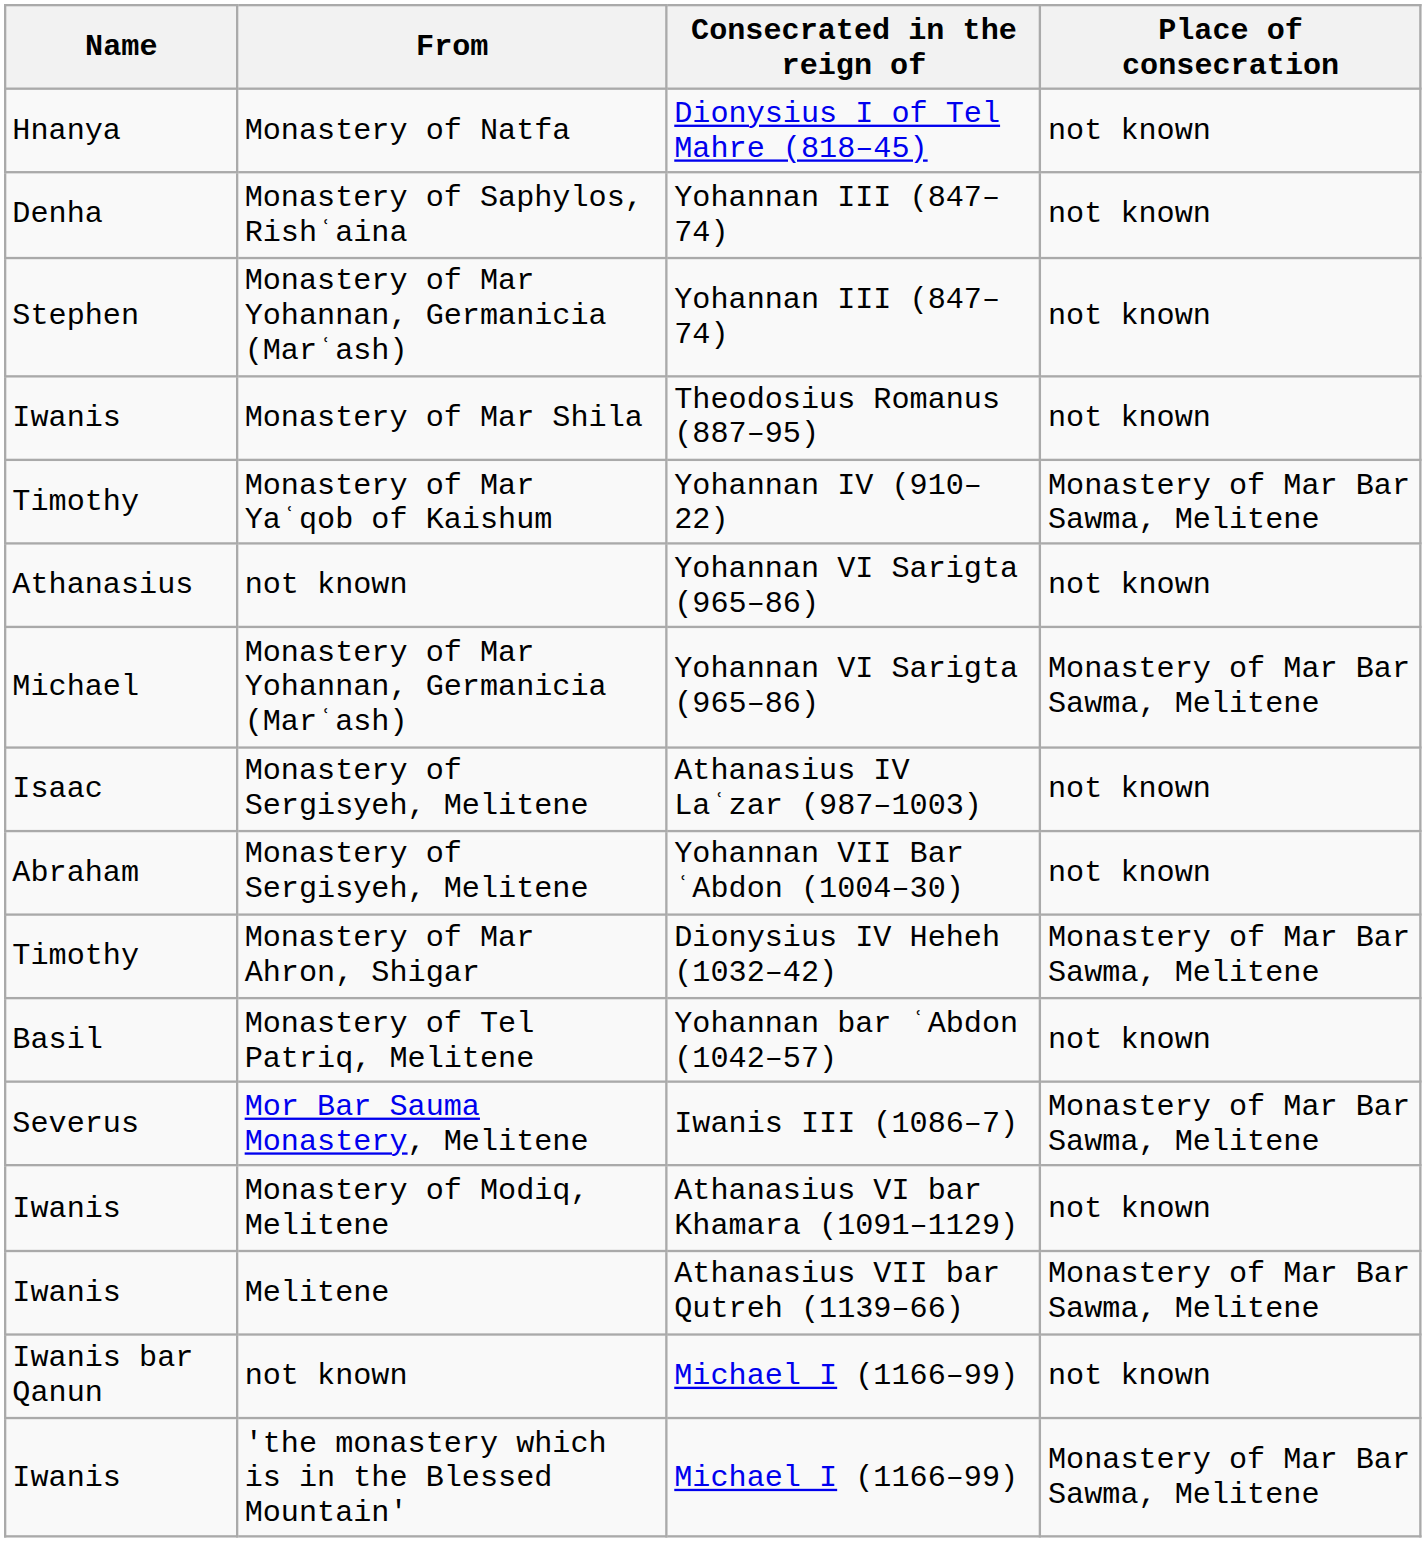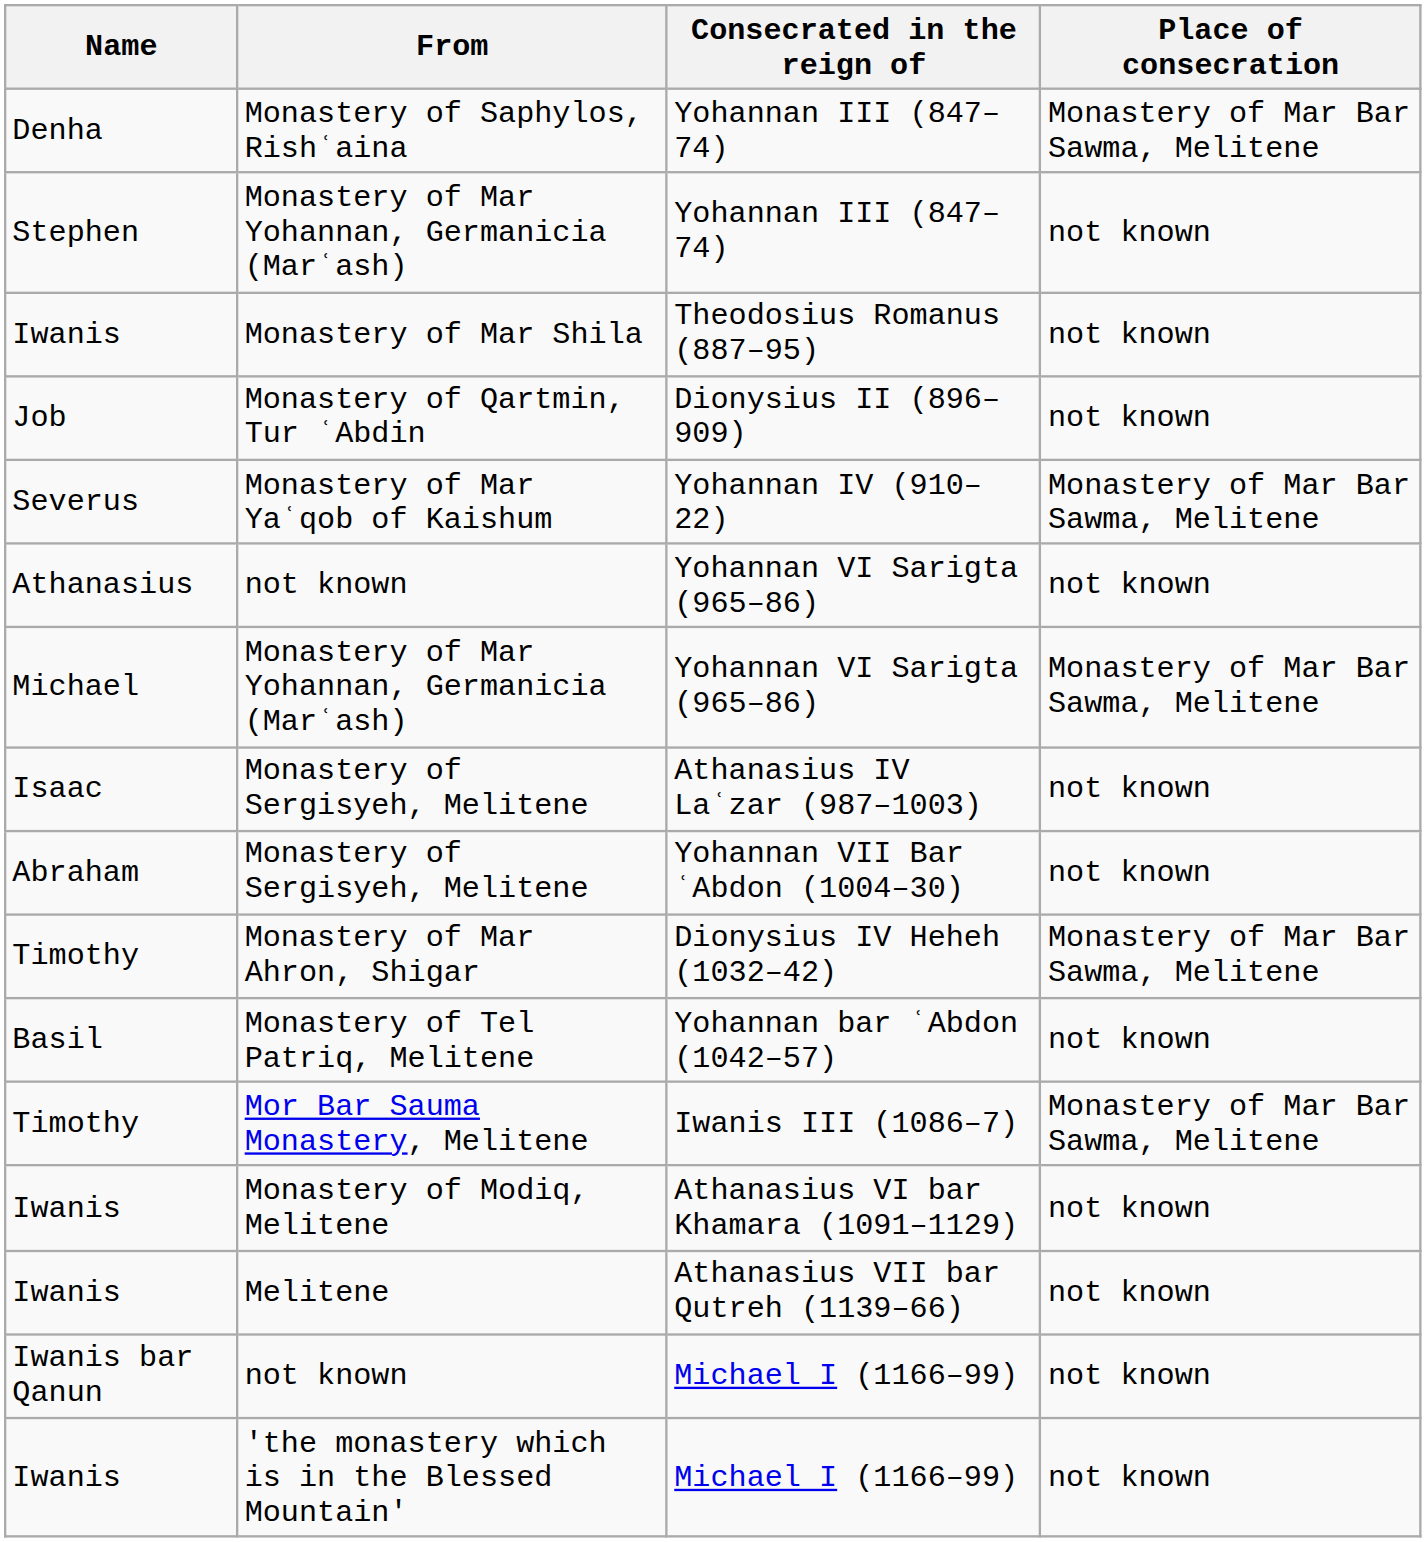- row: (408, 131)
(1129, 215) not known -> (1229, 131) Monastery of Mar Bar Sawma, Melitene
+ row: (435, 418)
(76, 502) Timothy -> (76, 502) Severus
(76, 1124) Severus -> (76, 1124) Timothy
(1229, 1292) Monastery of Mar Bar Sawma, Melitene -> (1129, 1292) not known
(1229, 1477) Monastery of Mar Bar Sawma, Melitene -> (1129, 1477) not known
